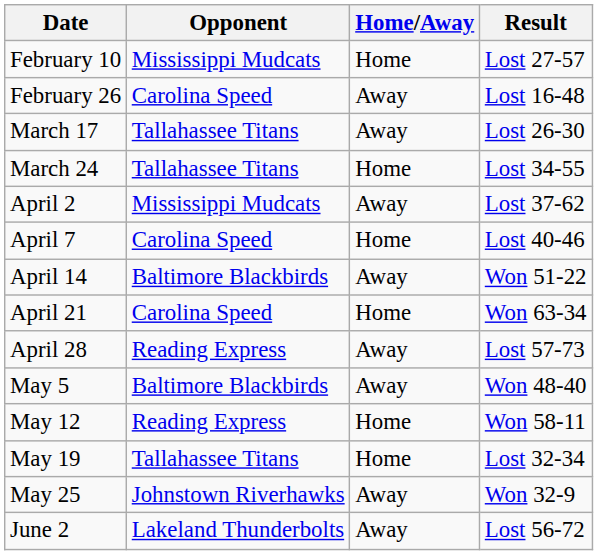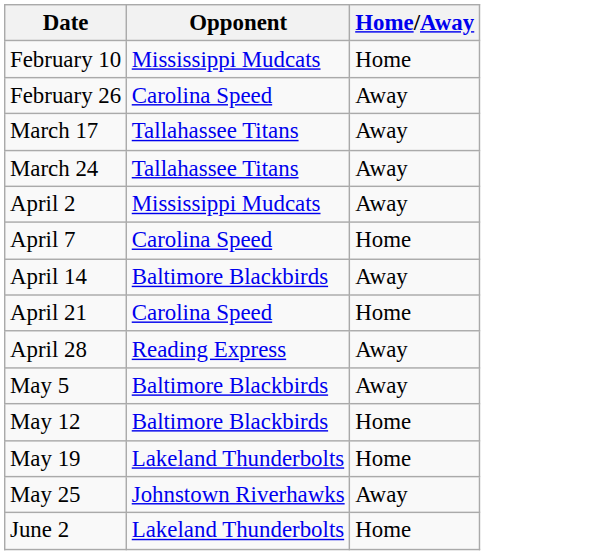- column: (536, 22)
(383, 167) Home -> (381, 167) Away
(209, 421) Reading Express -> (230, 421) Baltimore Blackbirds
(215, 458) Tallahassee Titans -> (238, 458) Lakeland Thunderbolts
(381, 530) Away -> (383, 530) Home
